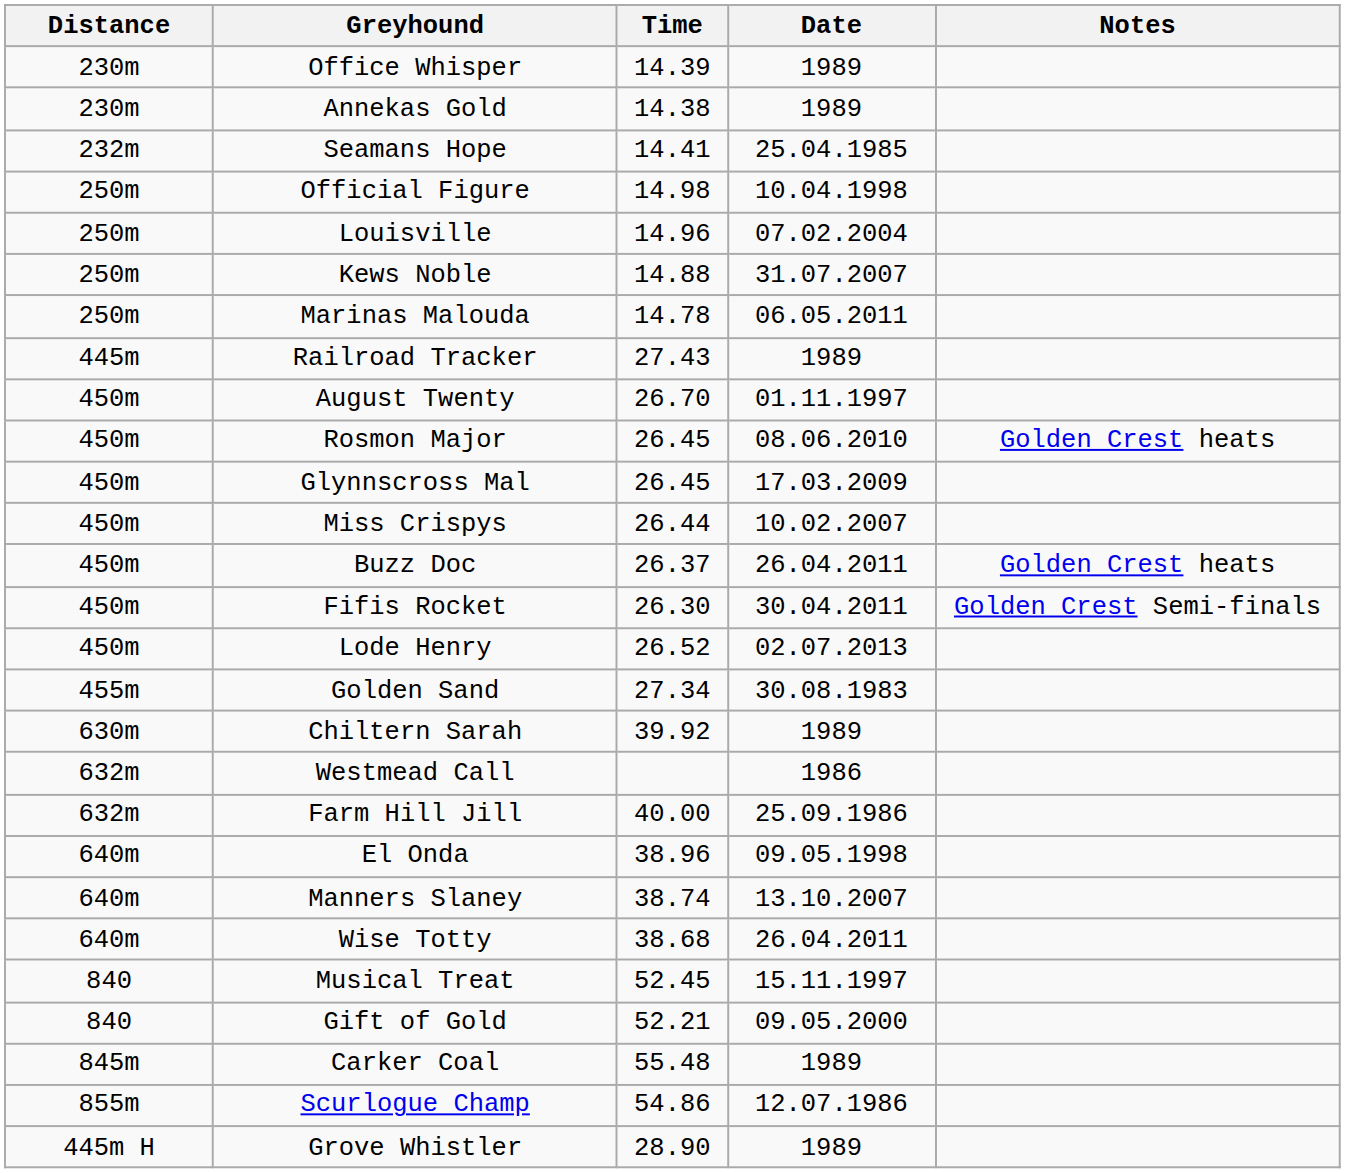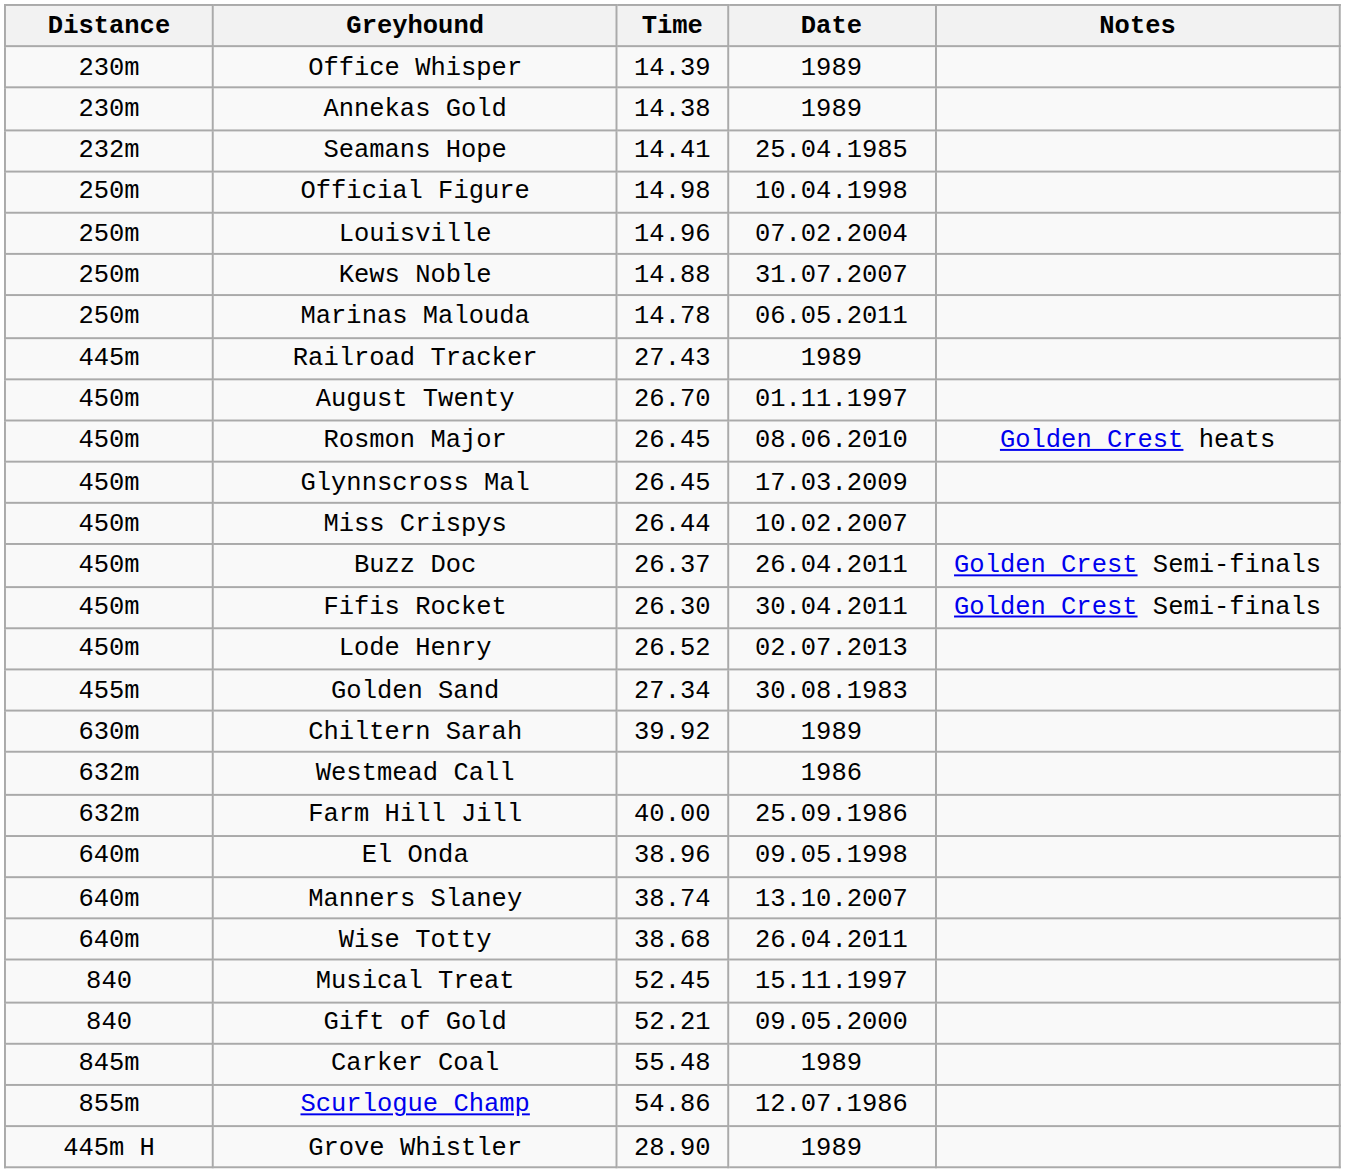(1138, 566) Golden Crest heats -> (1138, 566) Golden Crest Semi-finals
